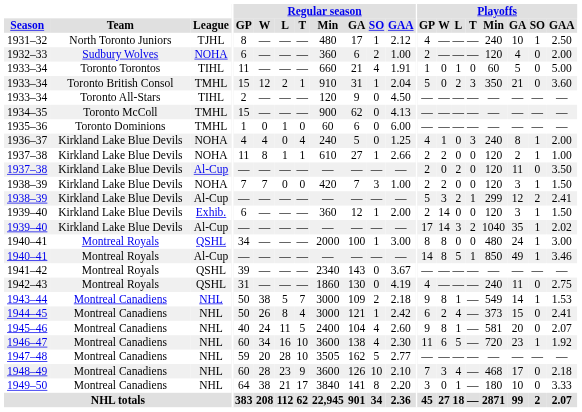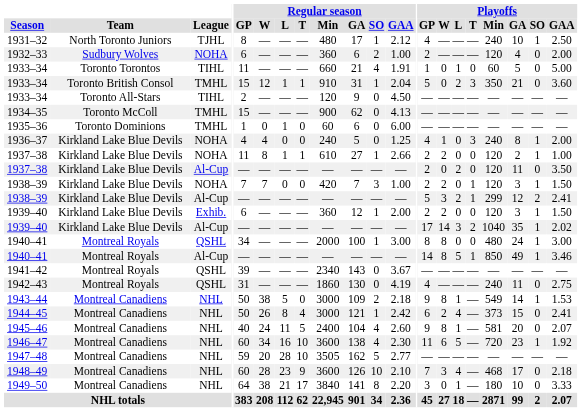(285, 83) 2 -> (285, 83) 1
(302, 140) 4 -> (302, 140) 0
(473, 184) 0 -> (473, 184) 1
(444, 212) 14 -> (444, 212) 2
(302, 299) 7 -> (302, 299) 0
